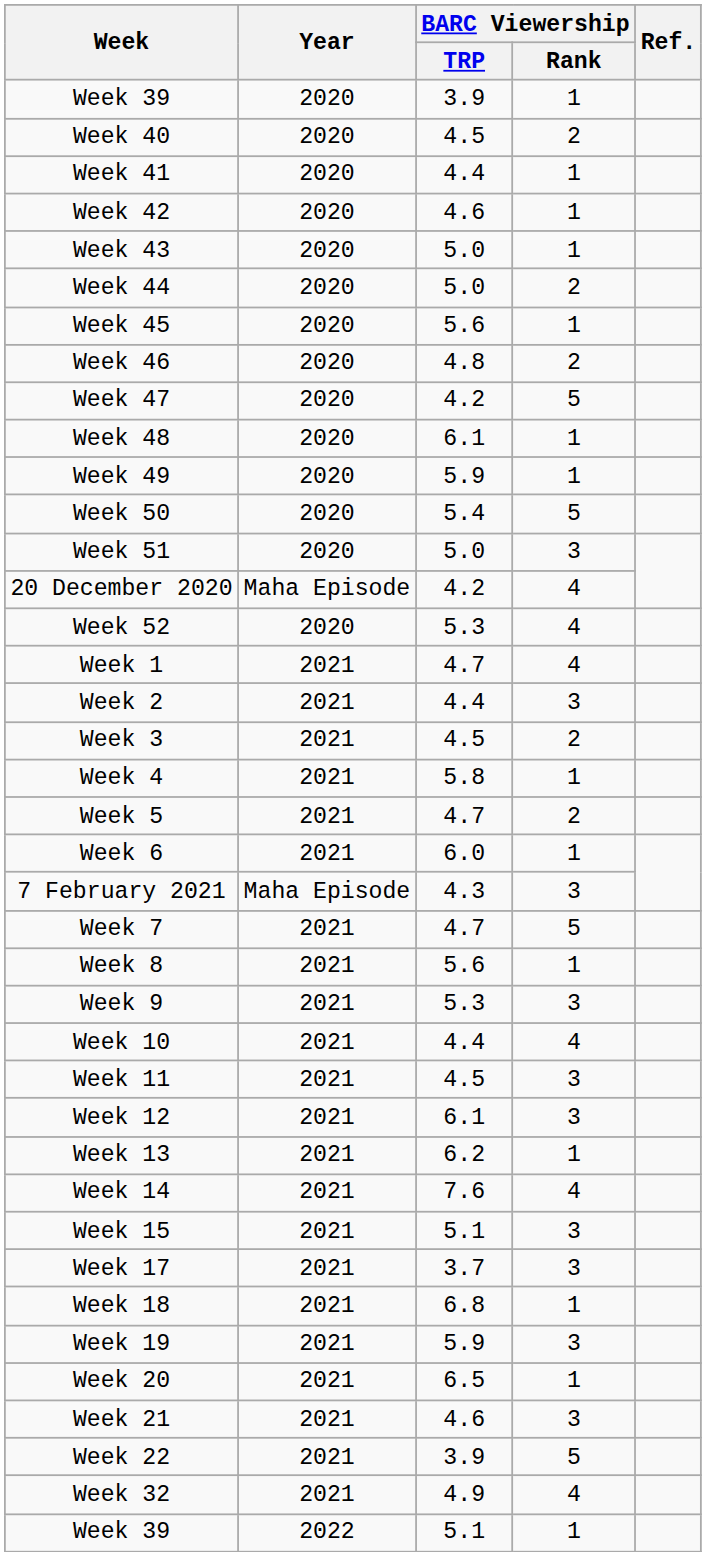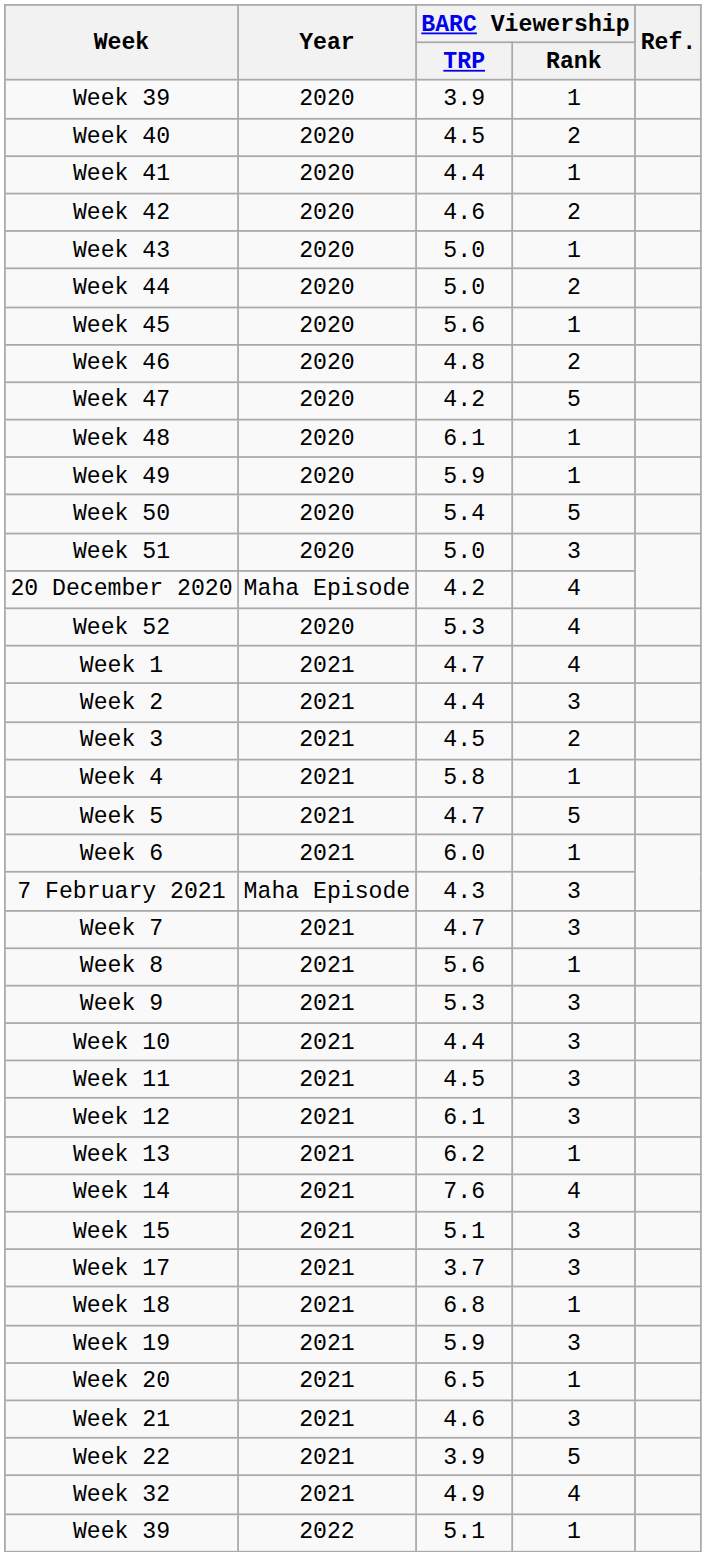(574, 212) 1 -> (574, 212) 2
(574, 816) 2 -> (574, 816) 5
(574, 929) 5 -> (574, 929) 3
(574, 1042) 4 -> (574, 1042) 3
